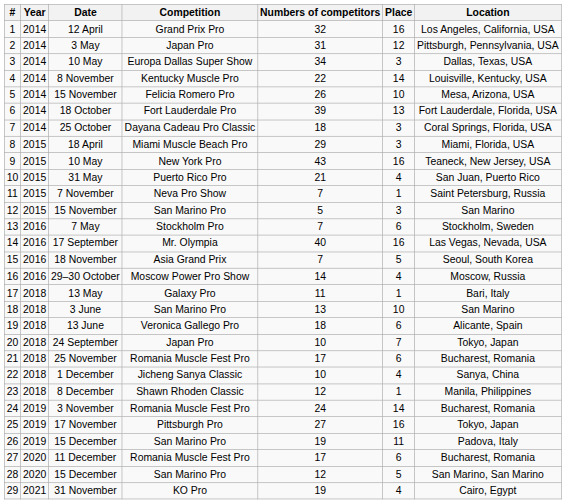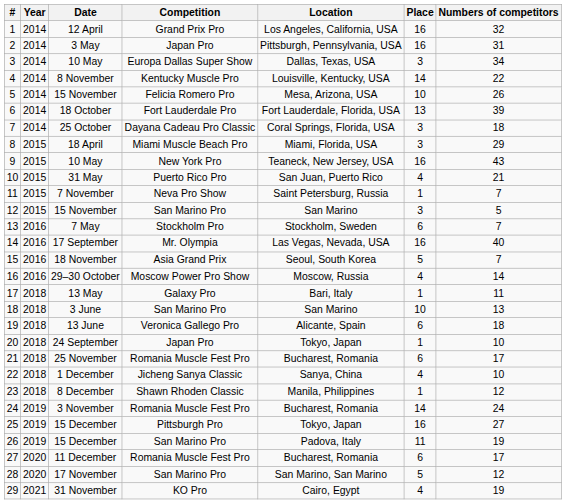columns swapped: (488, 12) <-> (320, 12)
(399, 45) 12 -> (420, 45) 16
(399, 342) 7 -> (420, 342) 1
(85, 425) 17 November -> (85, 425) 15 December
(85, 474) 15 December -> (85, 474) 17 November
